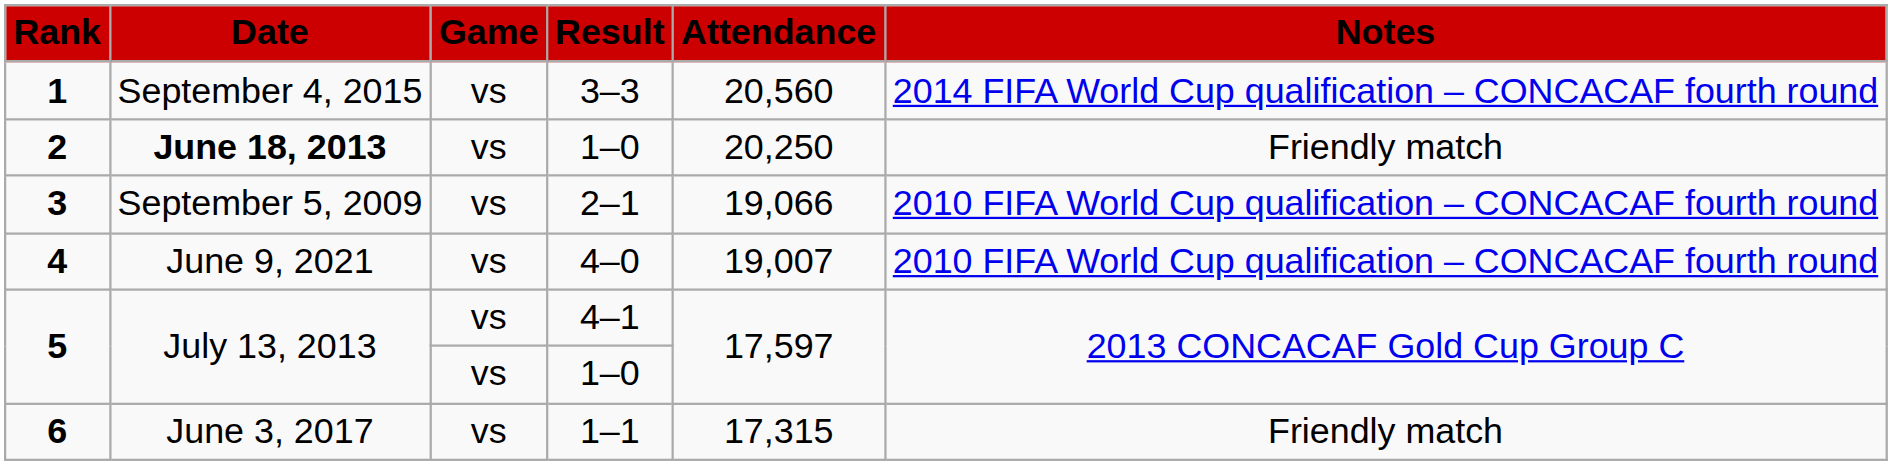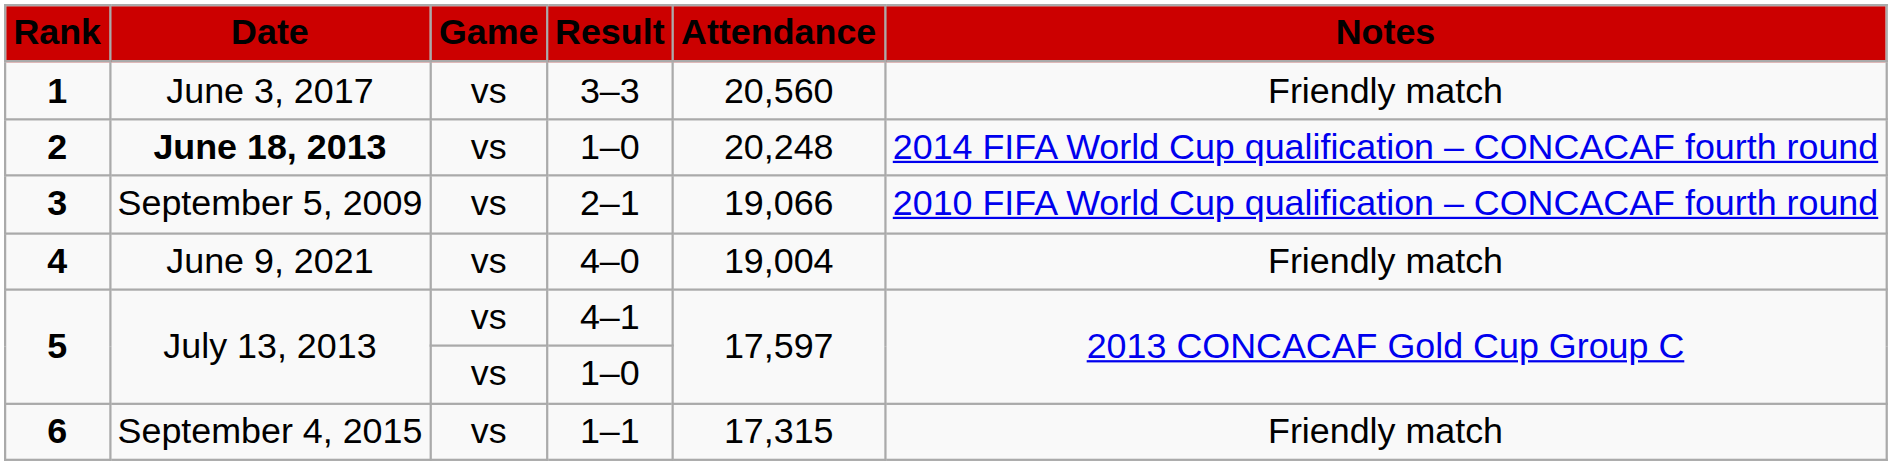(270, 89) September 4, 2015 -> (270, 89) June 3, 2017
(1386, 89) 2014 FIFA World Cup qualification – CONCACAF fourth round -> (1386, 89) Friendly match
(779, 146) 20,250 -> (779, 146) 20,248
(1386, 146) Friendly match -> (1386, 146) 2014 FIFA World Cup qualification – CONCACAF fourth round
(779, 260) 19,007 -> (779, 260) 19,004
(1386, 260) 2010 FIFA World Cup qualification – CONCACAF fourth round -> (1386, 260) Friendly match
(270, 430) June 3, 2017 -> (270, 430) September 4, 2015
